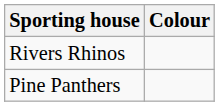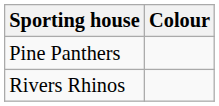rows swapped: (65, 85) <-> (67, 52)
